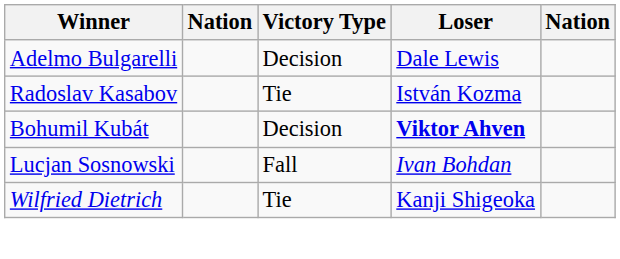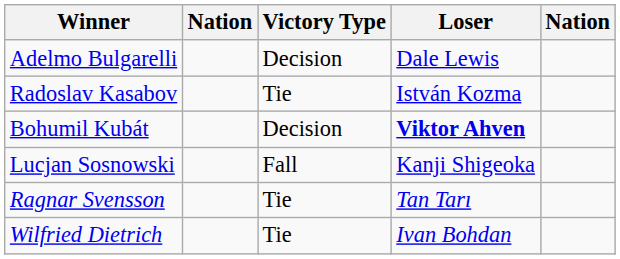(454, 164) Ivan Bohdan -> (466, 164) Kanji Shigeoka
+ row: (87, 199)
(466, 199) Kanji Shigeoka -> (454, 235) Ivan Bohdan
